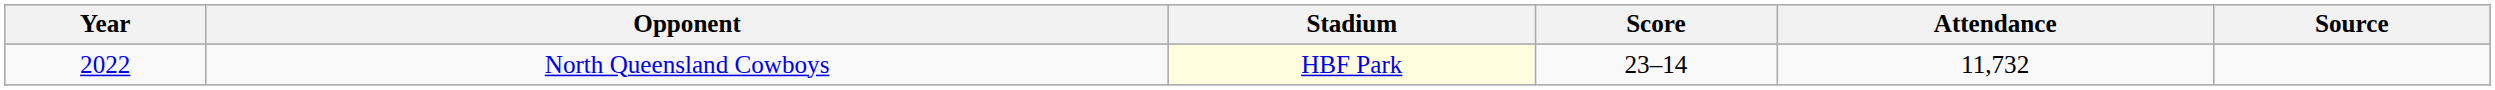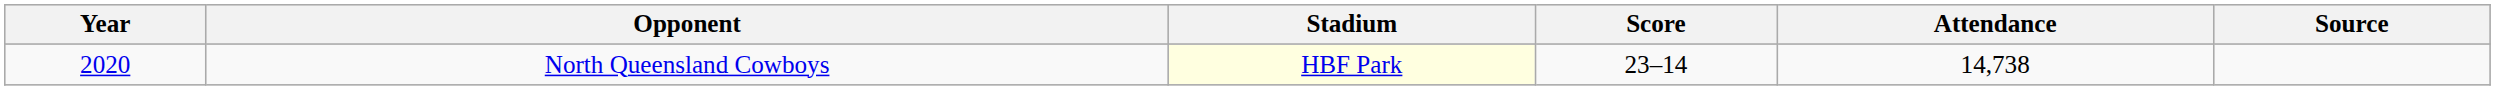(105, 64) 2022 -> (105, 64) 2020
(1995, 64) 11,732 -> (1995, 64) 14,738
